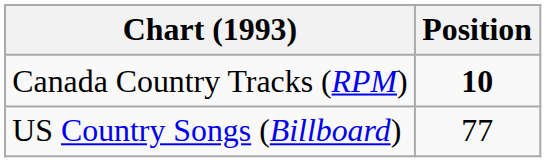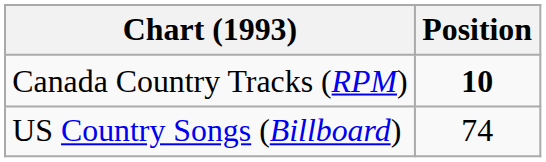(477, 130) 77 -> (477, 130) 74
